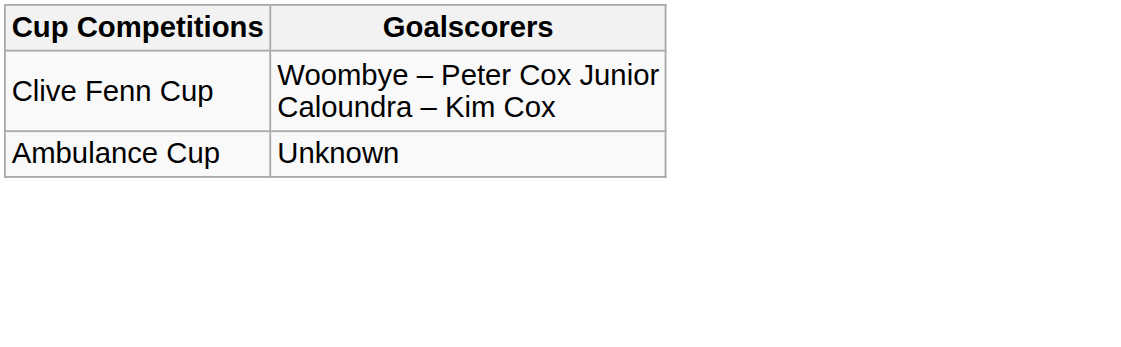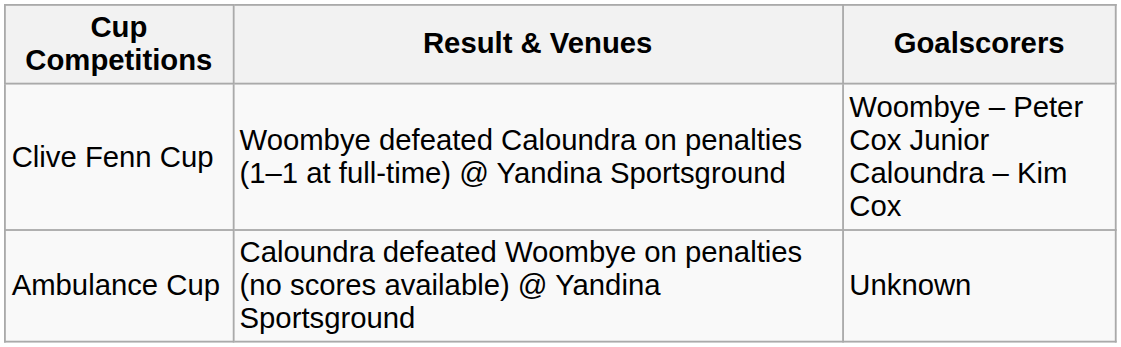+ column: (538, 44)
